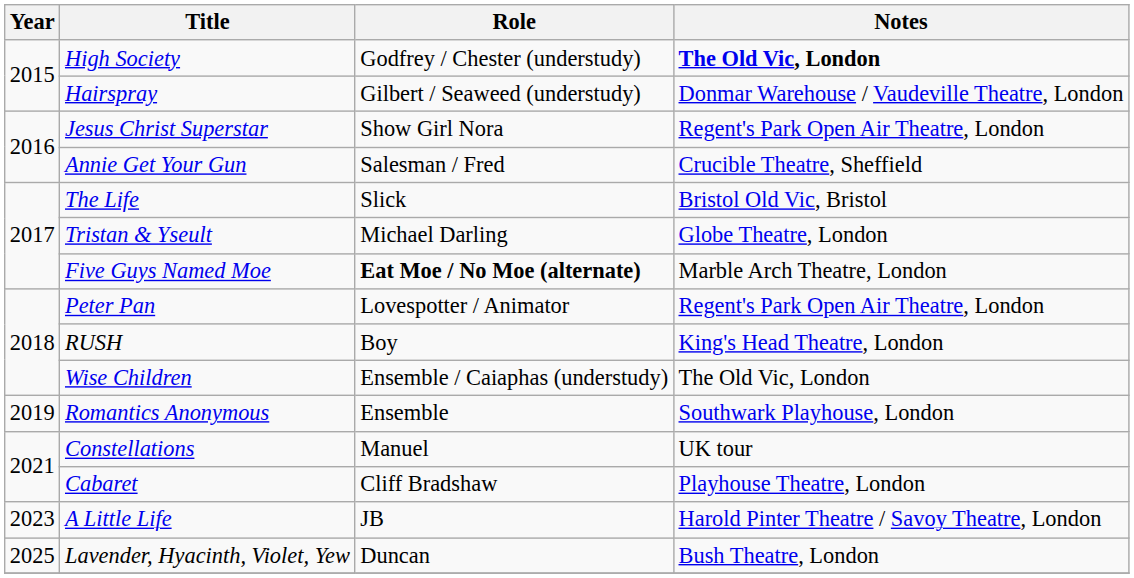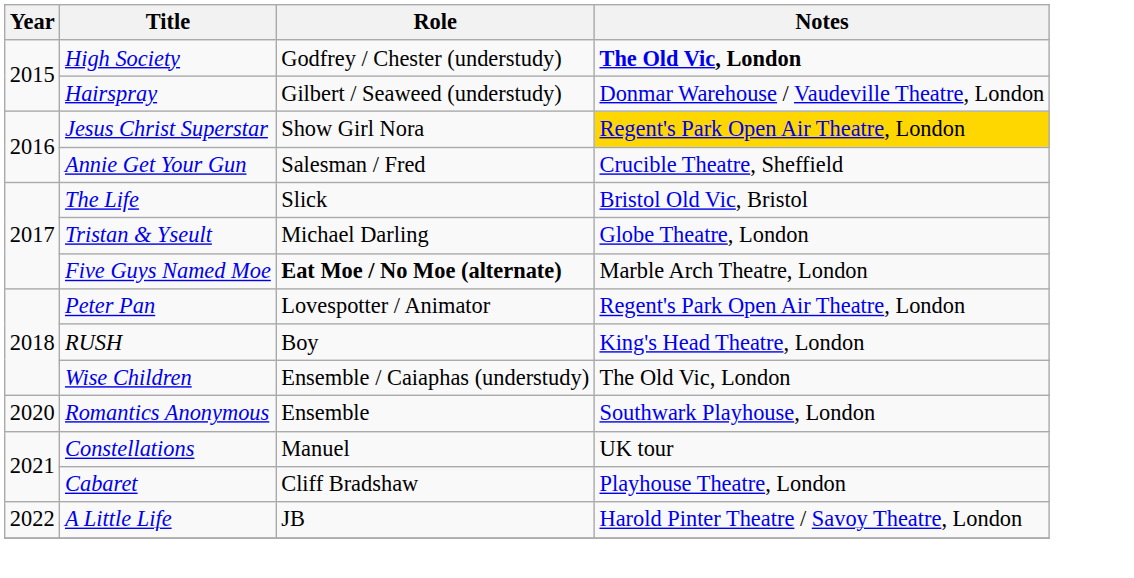(861, 128) no background -> (782, 128) gold background
(32, 413) 2019 -> (32, 413) 2020
(32, 519) 2023 -> (32, 519) 2022
- row: (207, 555)
